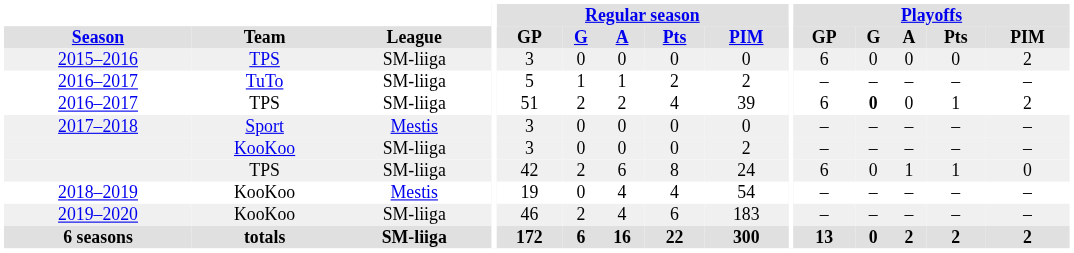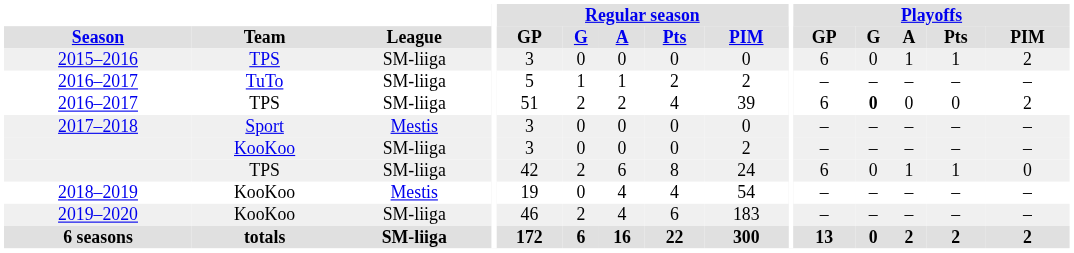(909, 59) 0 -> (909, 59) 1
(956, 59) 0 -> (956, 59) 1
(956, 103) 1 -> (956, 103) 0
